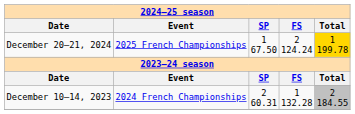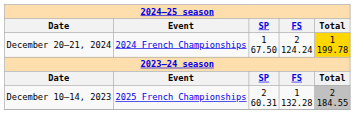(181, 45) 2025 French Championships -> (181, 45) 2024 French Championships
(181, 97) 2024 French Championships -> (181, 97) 2025 French Championships
